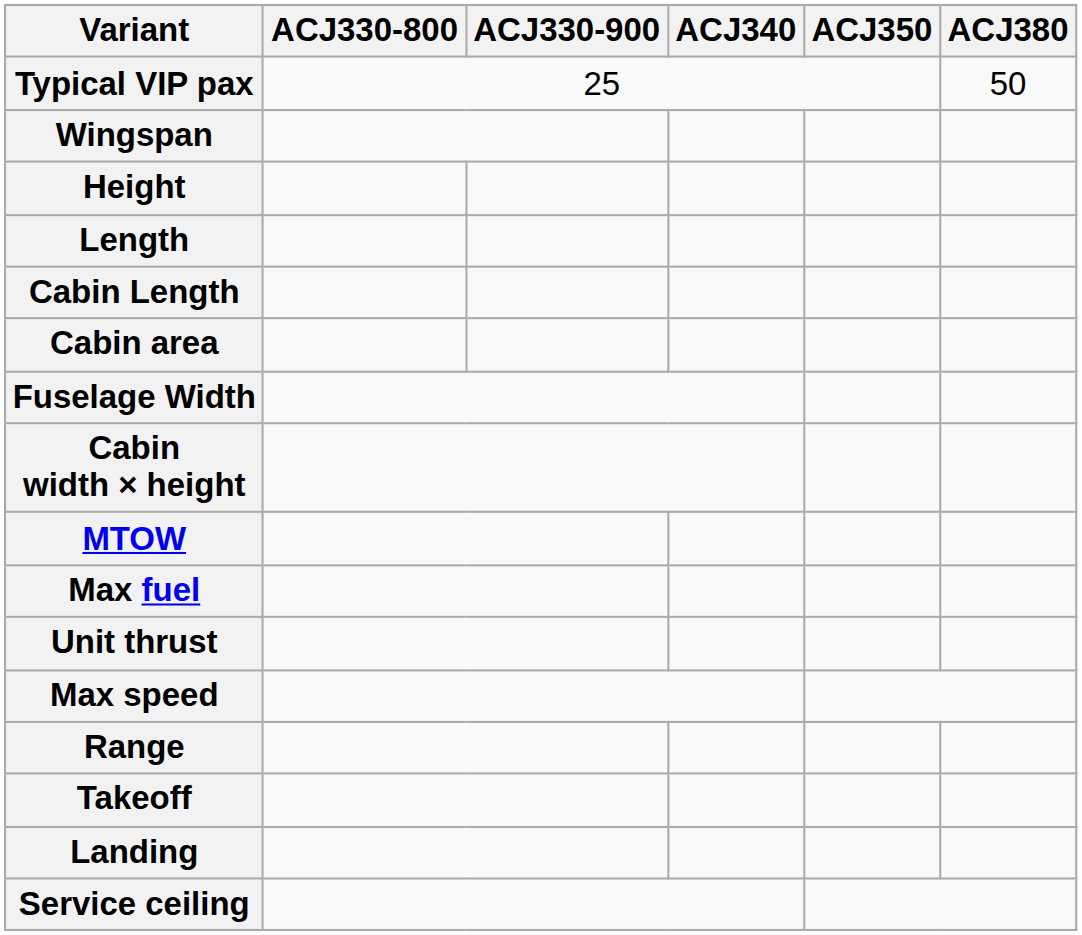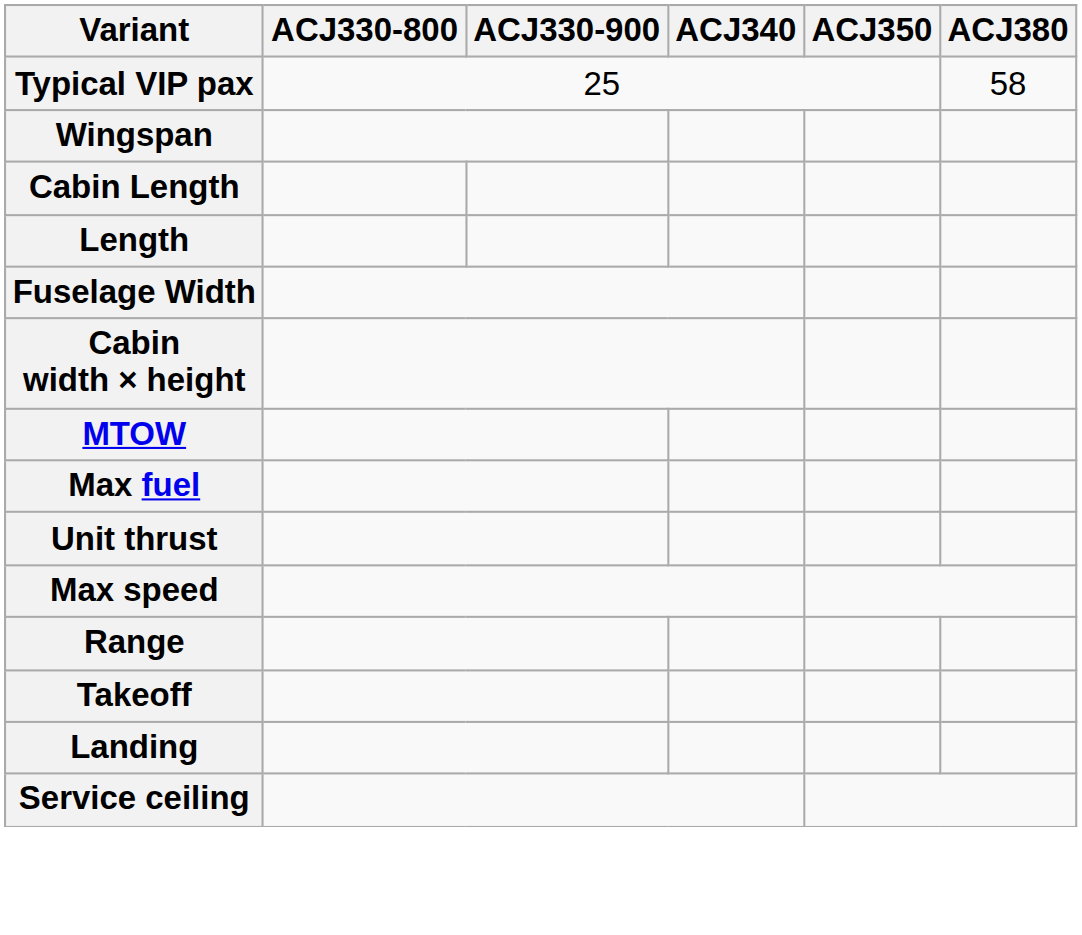(1008, 82) 50 -> (1008, 82) 58
- row: (134, 187)
rows swapped: (134, 239) <-> (134, 291)
- row: (134, 344)
